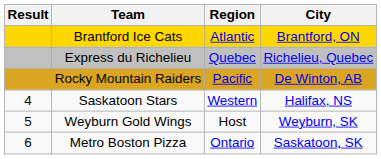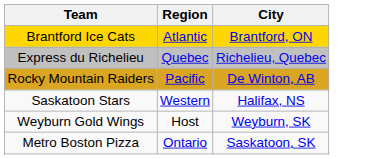- column: (28, 15)
